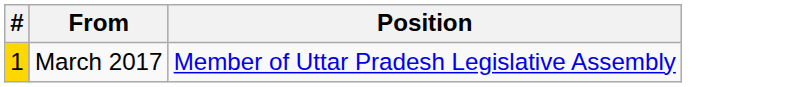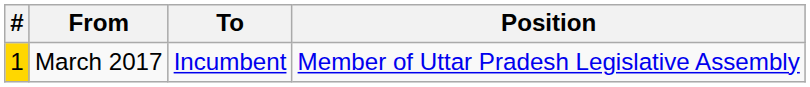+ column: (230, 23)
